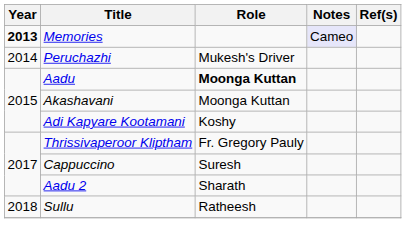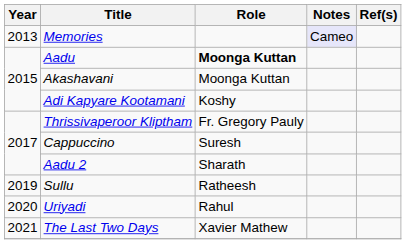(22, 36) bold -> (22, 36) normal
- row: (77, 57)
(22, 206) 2018 -> (22, 185) 2019
+ row: (65, 206)
+ row: (101, 228)
